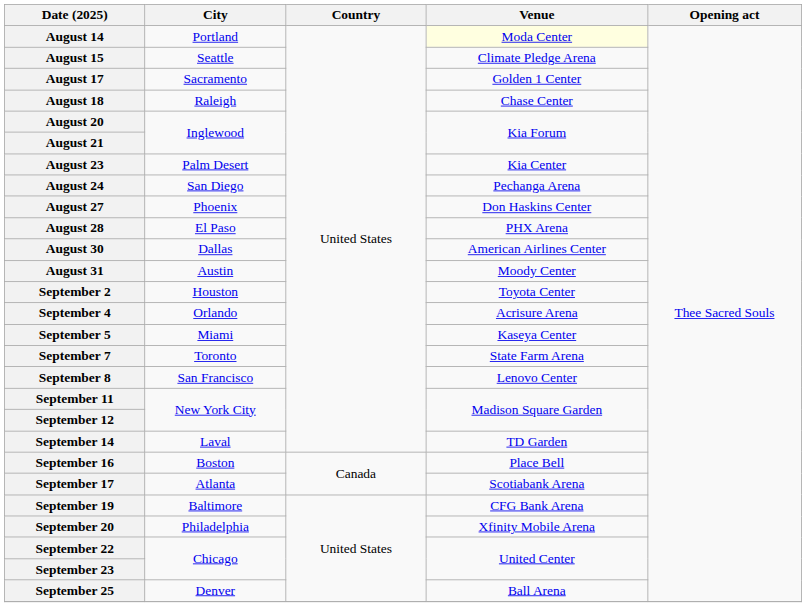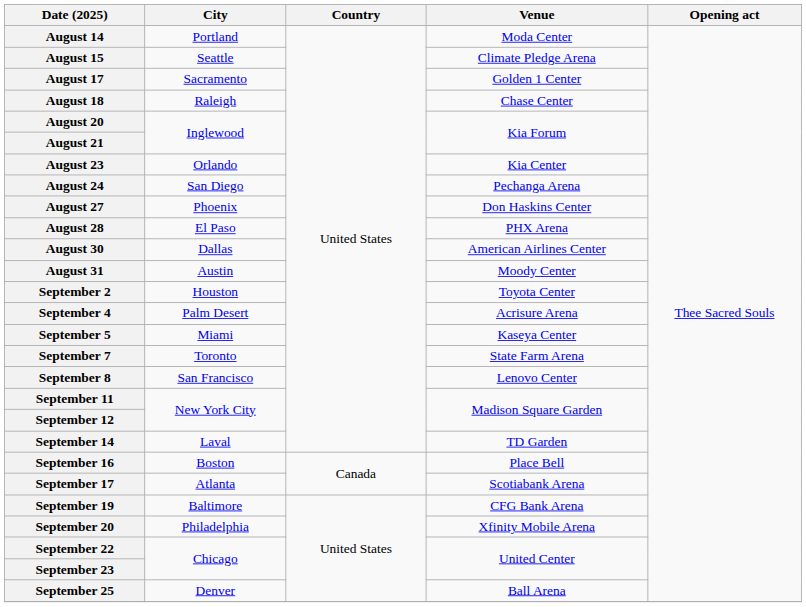(537, 36) lightyellow background -> (537, 36) no background
(215, 164) Palm Desert -> (215, 164) Orlando
(215, 313) Orlando -> (215, 313) Palm Desert
